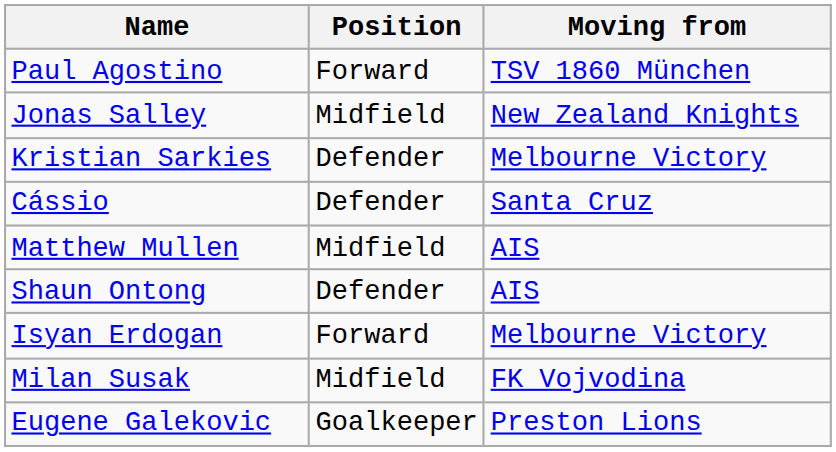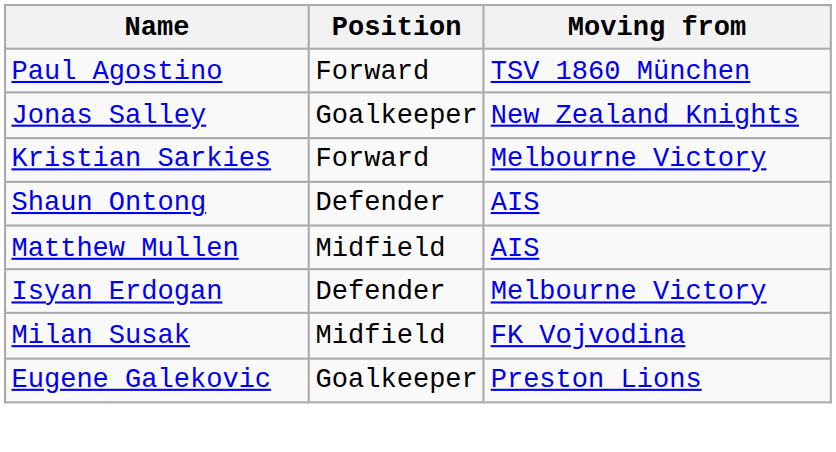(380, 115) Midfield -> (397, 115) Goalkeeper
(380, 159) Defender -> (372, 159) Forward
- row: (60, 203)
rows swapped: (109, 291) <-> (125, 247)
(372, 336) Forward -> (380, 291) Defender
